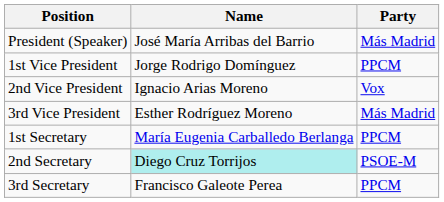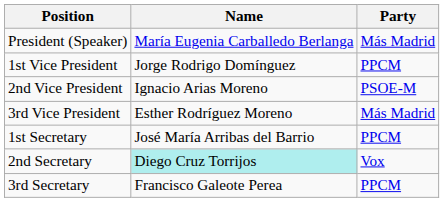(224, 40) José María Arribas del Barrio -> (244, 40) María Eugenia Carballedo Berlanga
(373, 88) Vox -> (388, 88) PSOE-M
(244, 137) María Eugenia Carballedo Berlanga -> (224, 137) José María Arribas del Barrio
(388, 161) PSOE-M -> (373, 161) Vox
